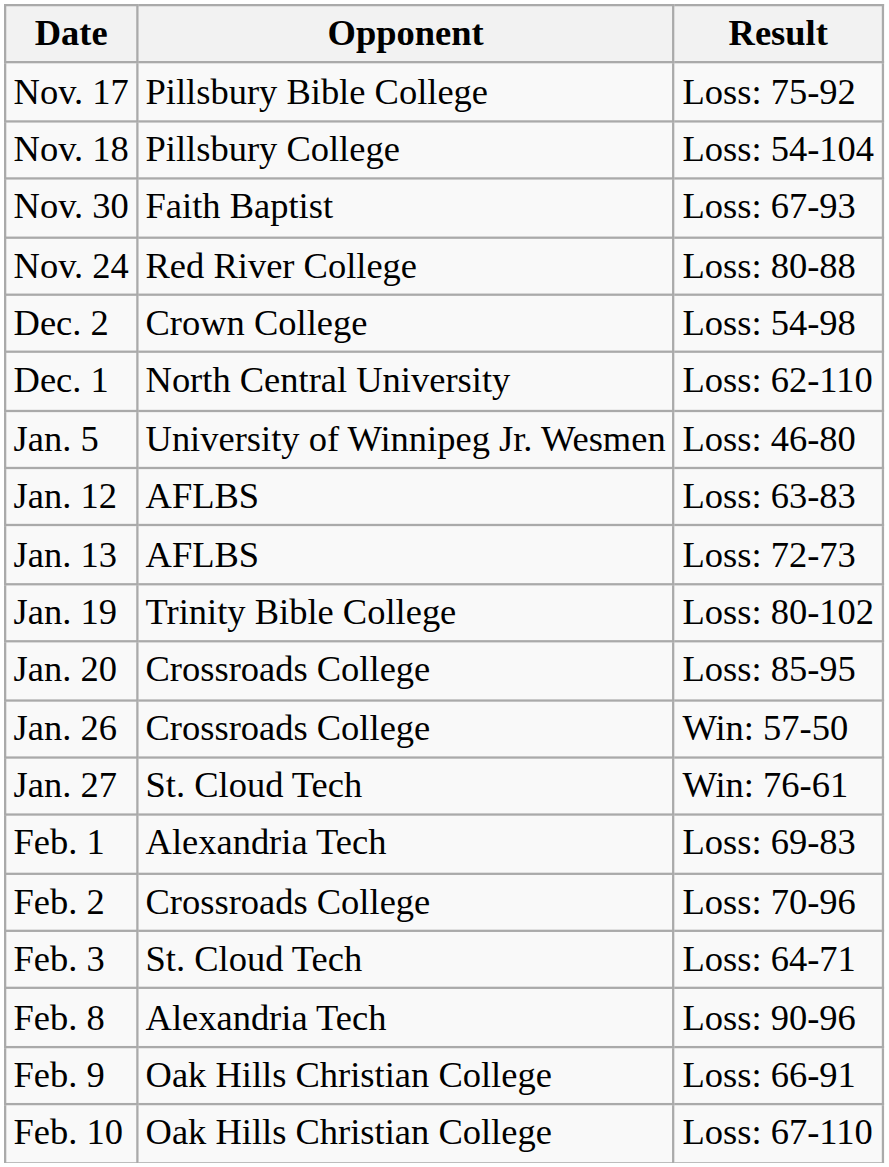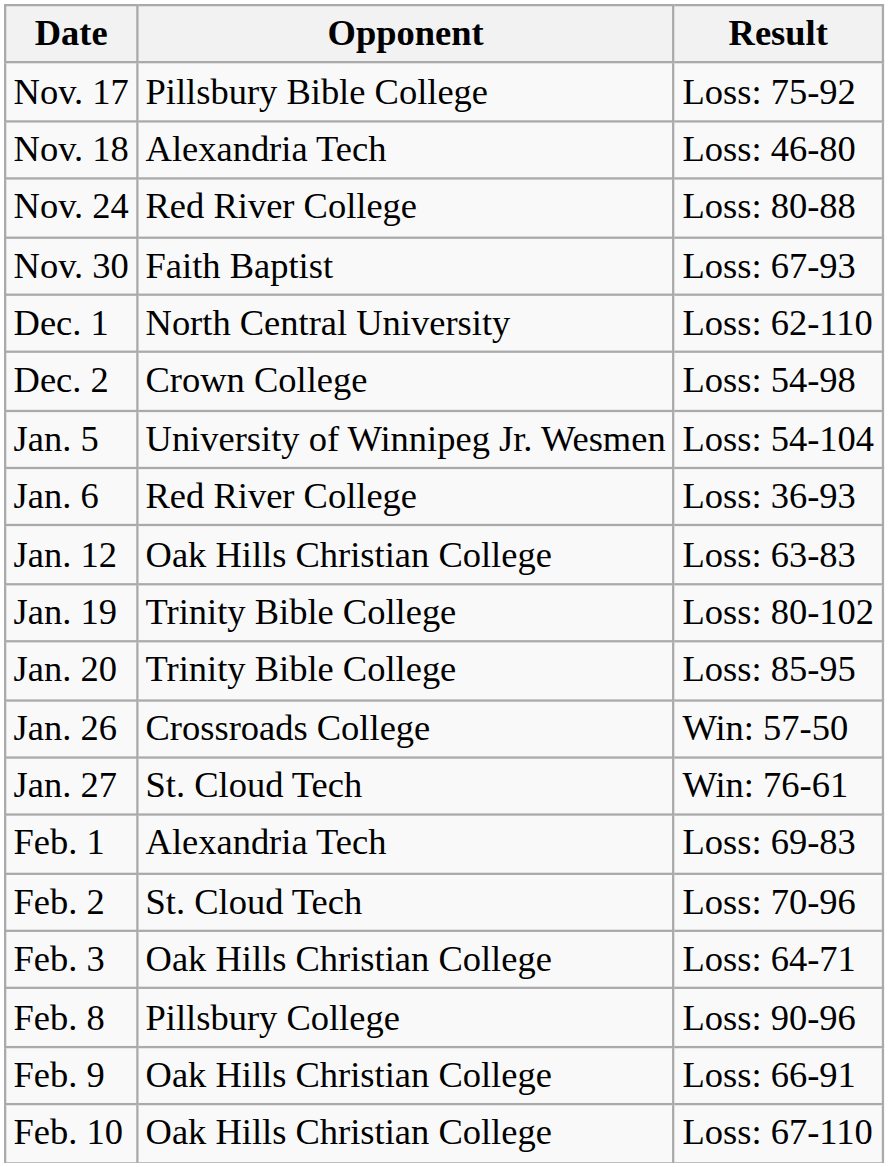(273, 149) Pillsbury College -> (266, 149) Alexandria Tech
(778, 149) Loss: 54-104 -> (769, 149) Loss: 46-80
rows swapped: (71, 264) <-> (71, 206)
rows swapped: (61, 380) <-> (61, 322)
(769, 438) Loss: 46-80 -> (778, 438) Loss: 54-104
+ row: (56, 496)
(202, 496) AFLBS -> (349, 554) Oak Hills Christian College
- row: (65, 554)
(288, 669) Crossroads College -> (301, 669) Trinity Bible College
(288, 901) Crossroads College -> (254, 901) St. Cloud Tech
(254, 959) St. Cloud Tech -> (349, 959) Oak Hills Christian College
(266, 1016) Alexandria Tech -> (273, 1016) Pillsbury College
